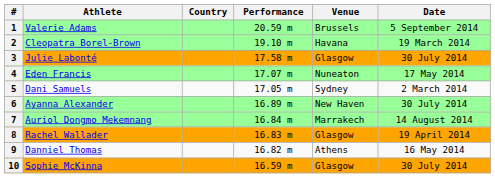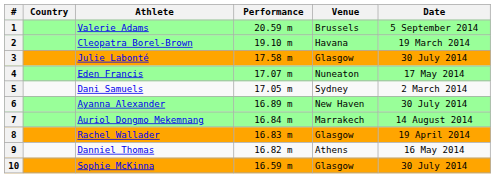columns swapped: (103, 12) <-> (208, 12)
